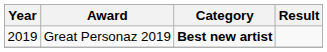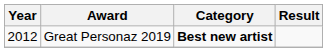(22, 37) 2019 -> (22, 37) 2012
